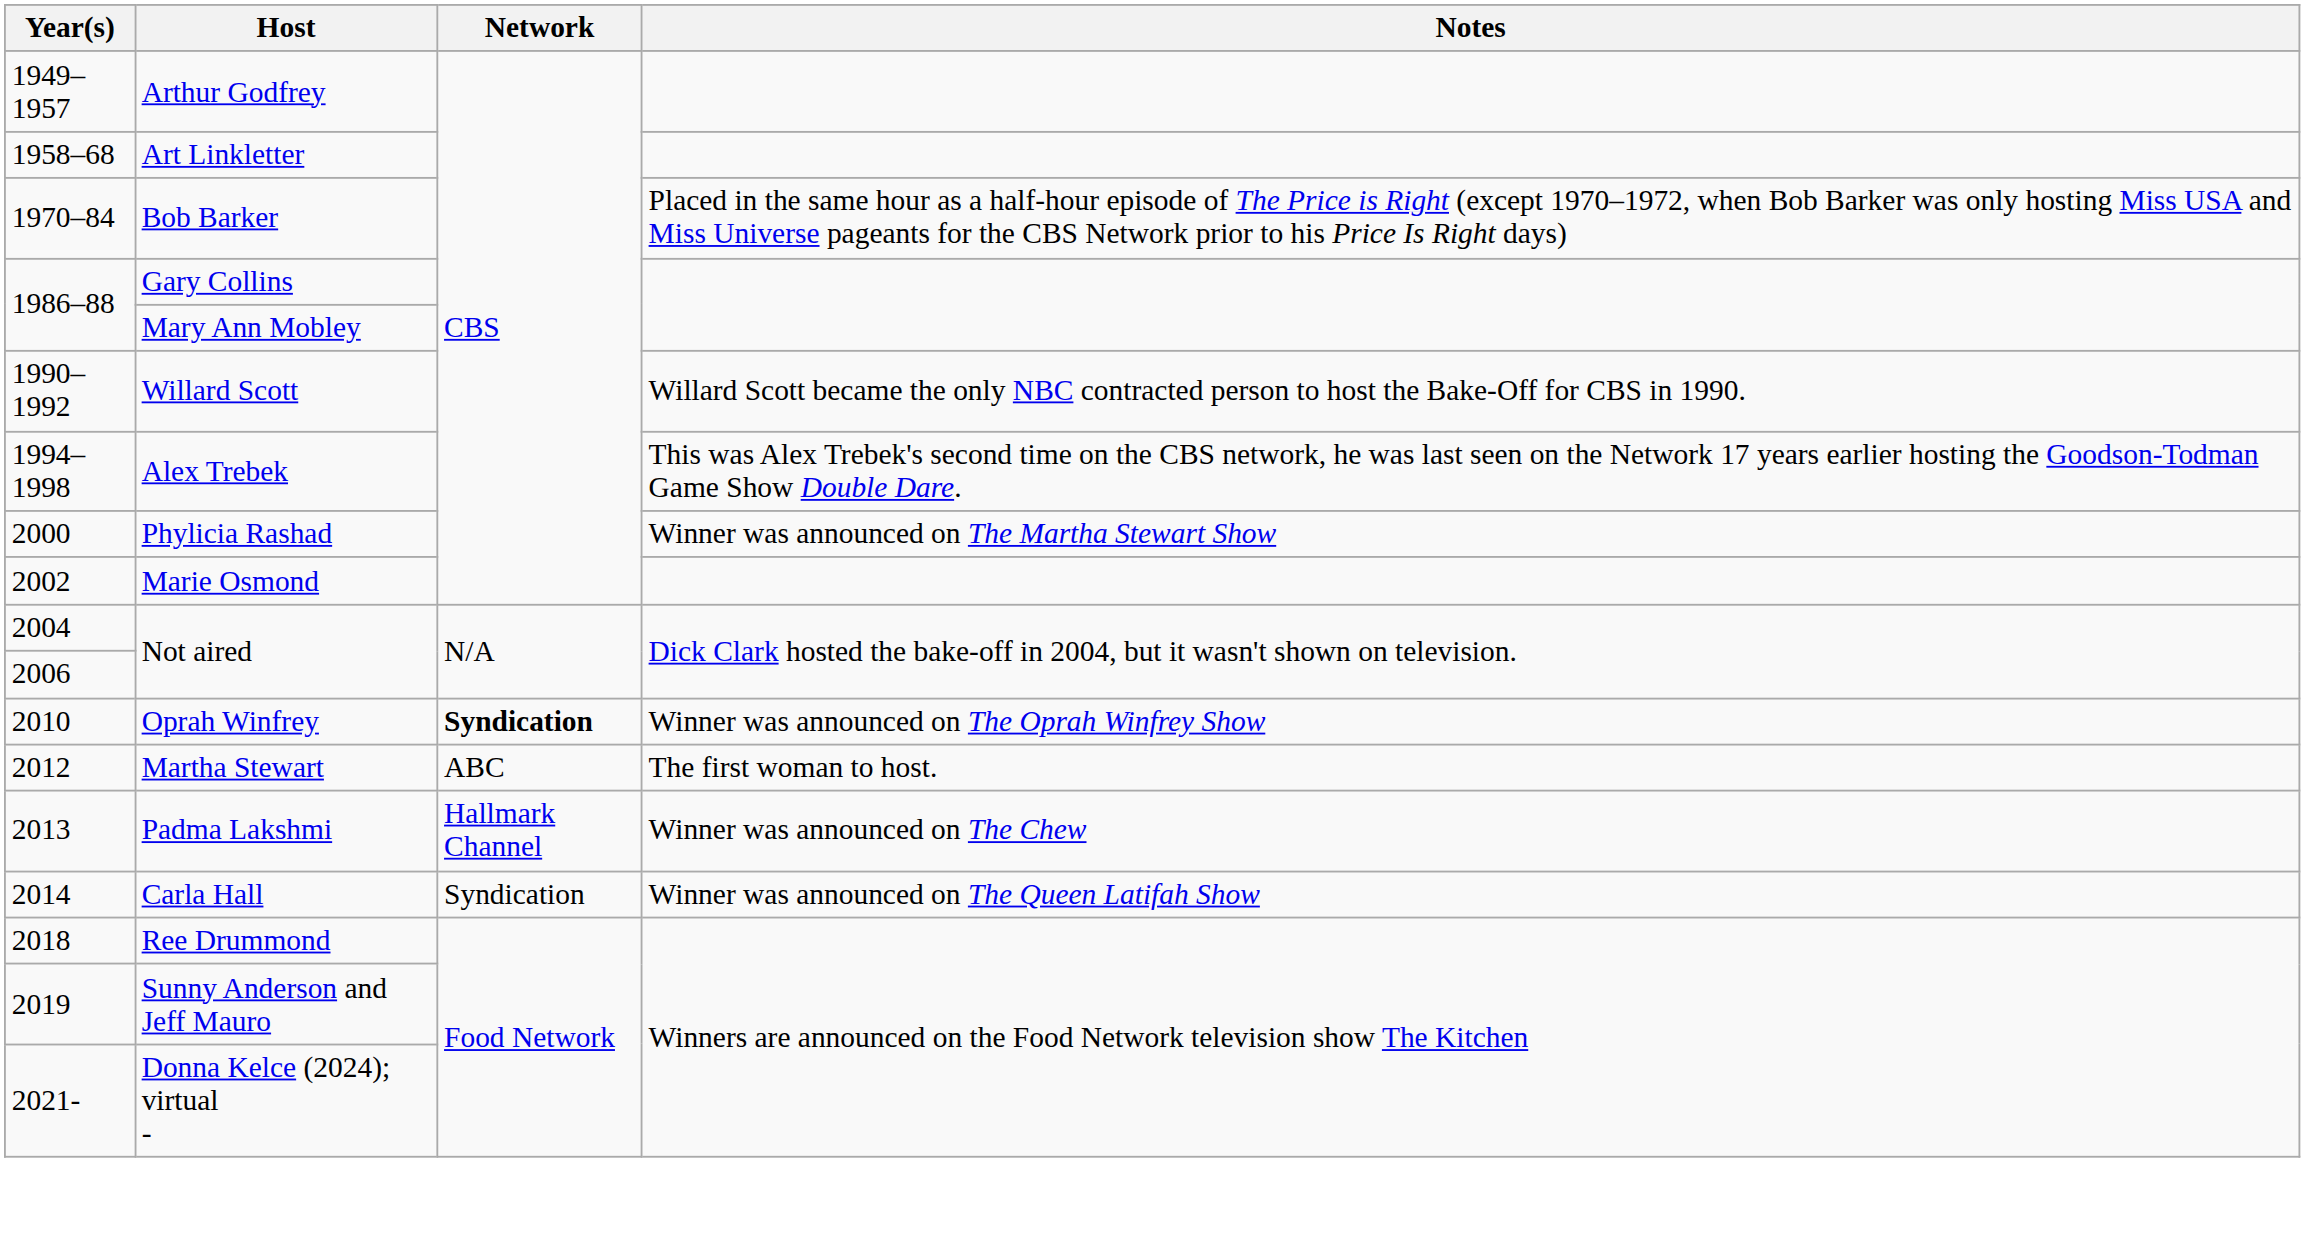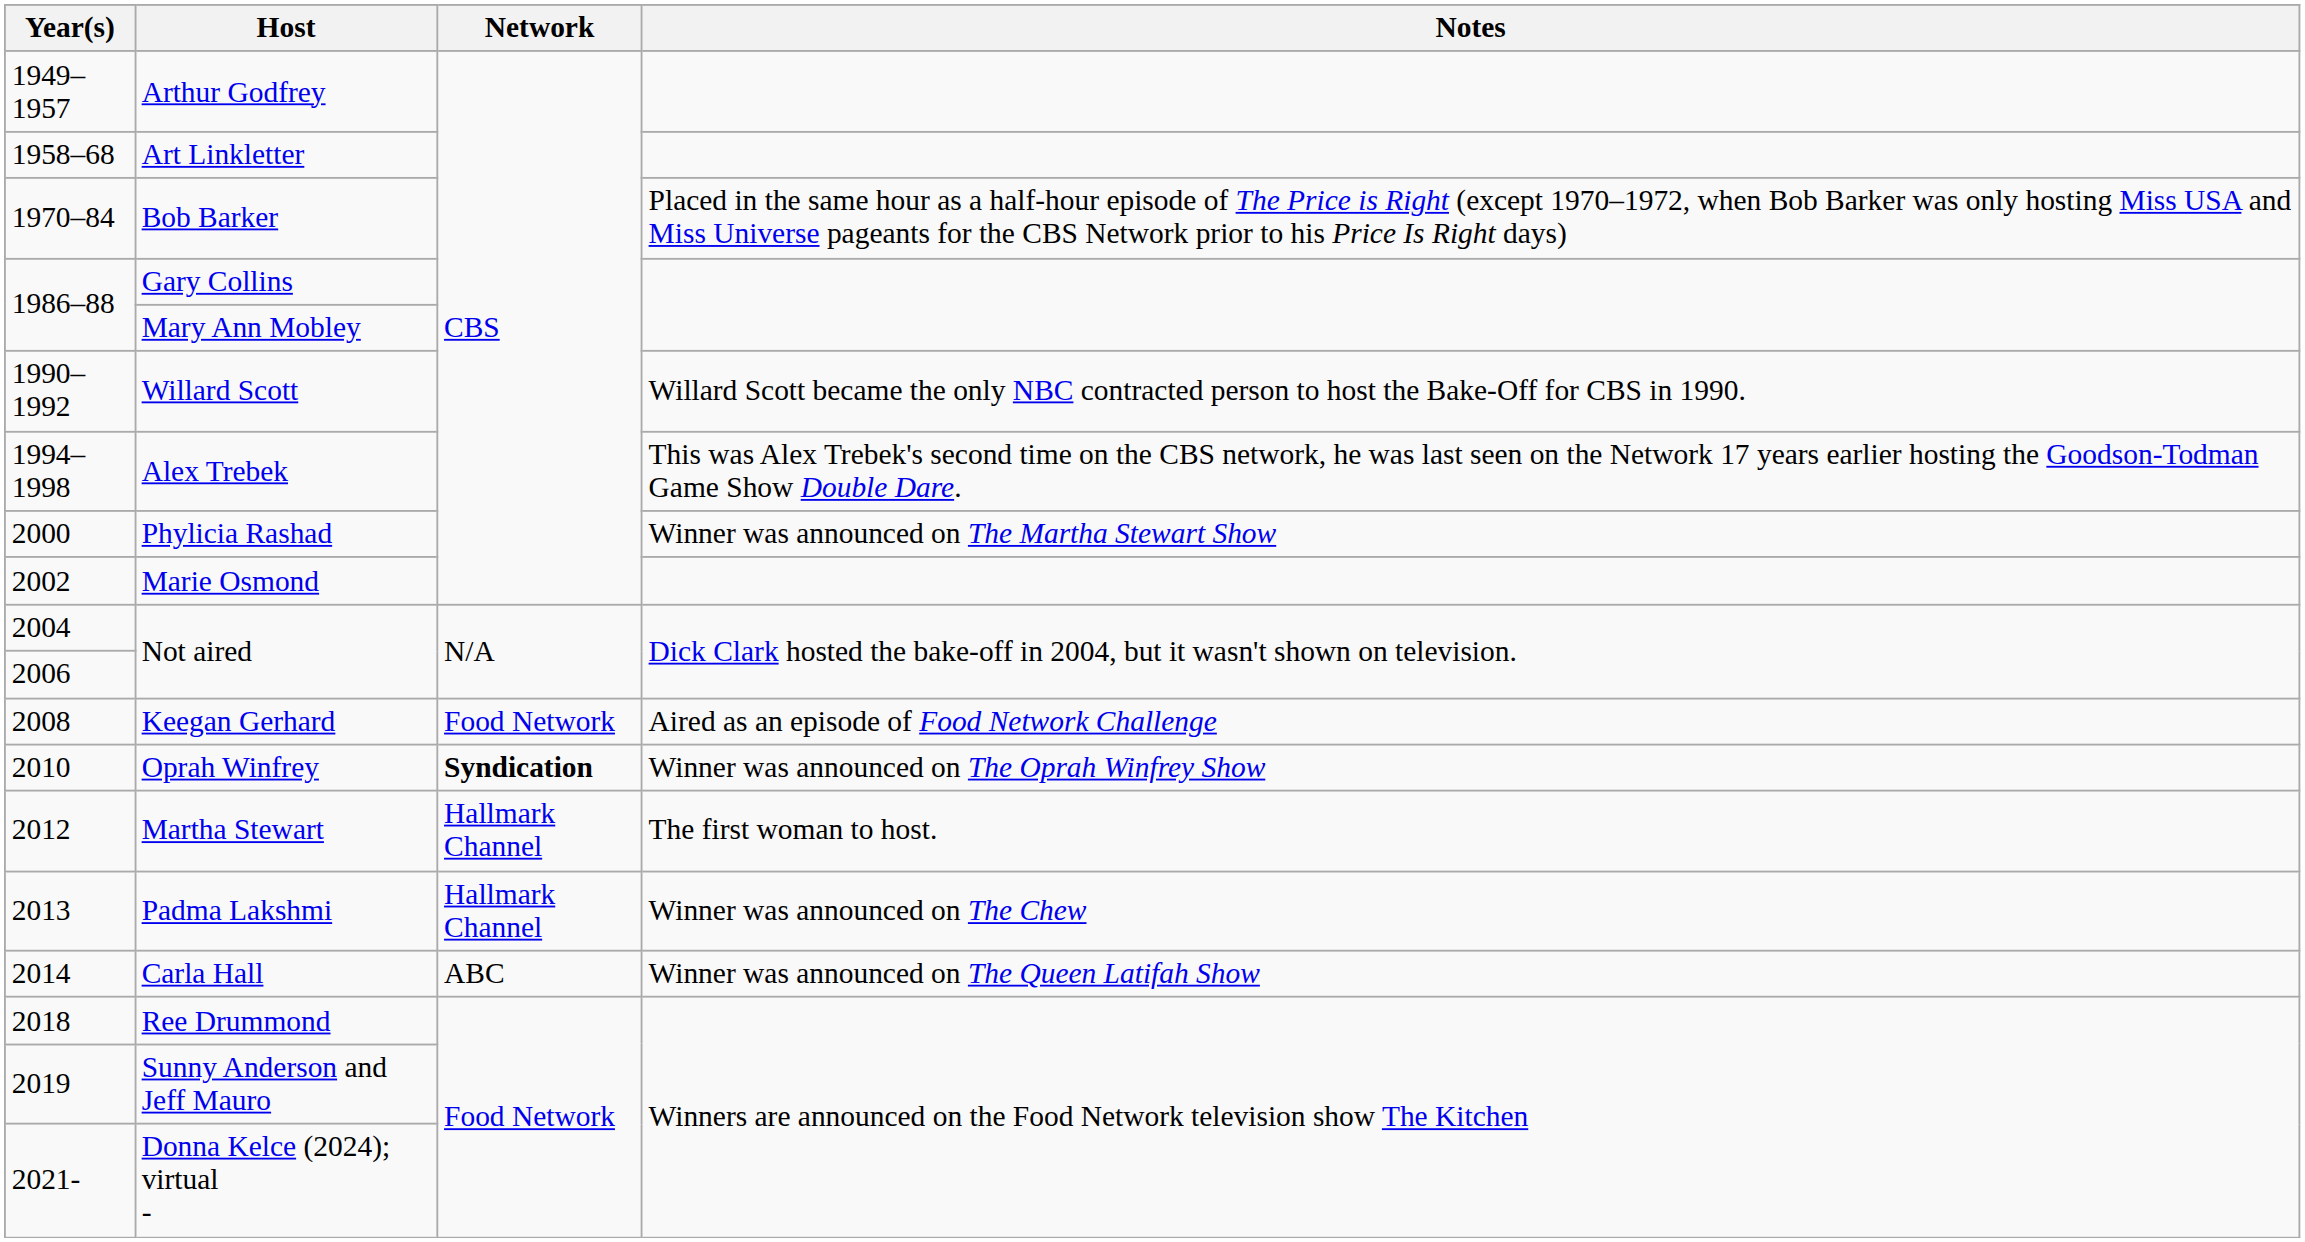+ row: (41, 720)
(474, 767) ABC -> (500, 830) Hallmark Channel
(514, 893) Syndication -> (474, 973) ABC
